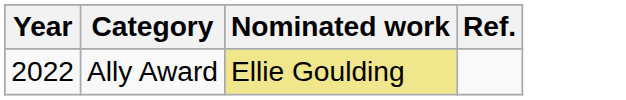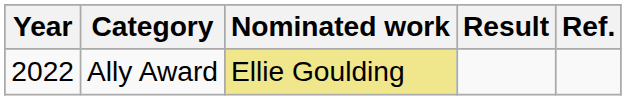+ column: (506, 26)
